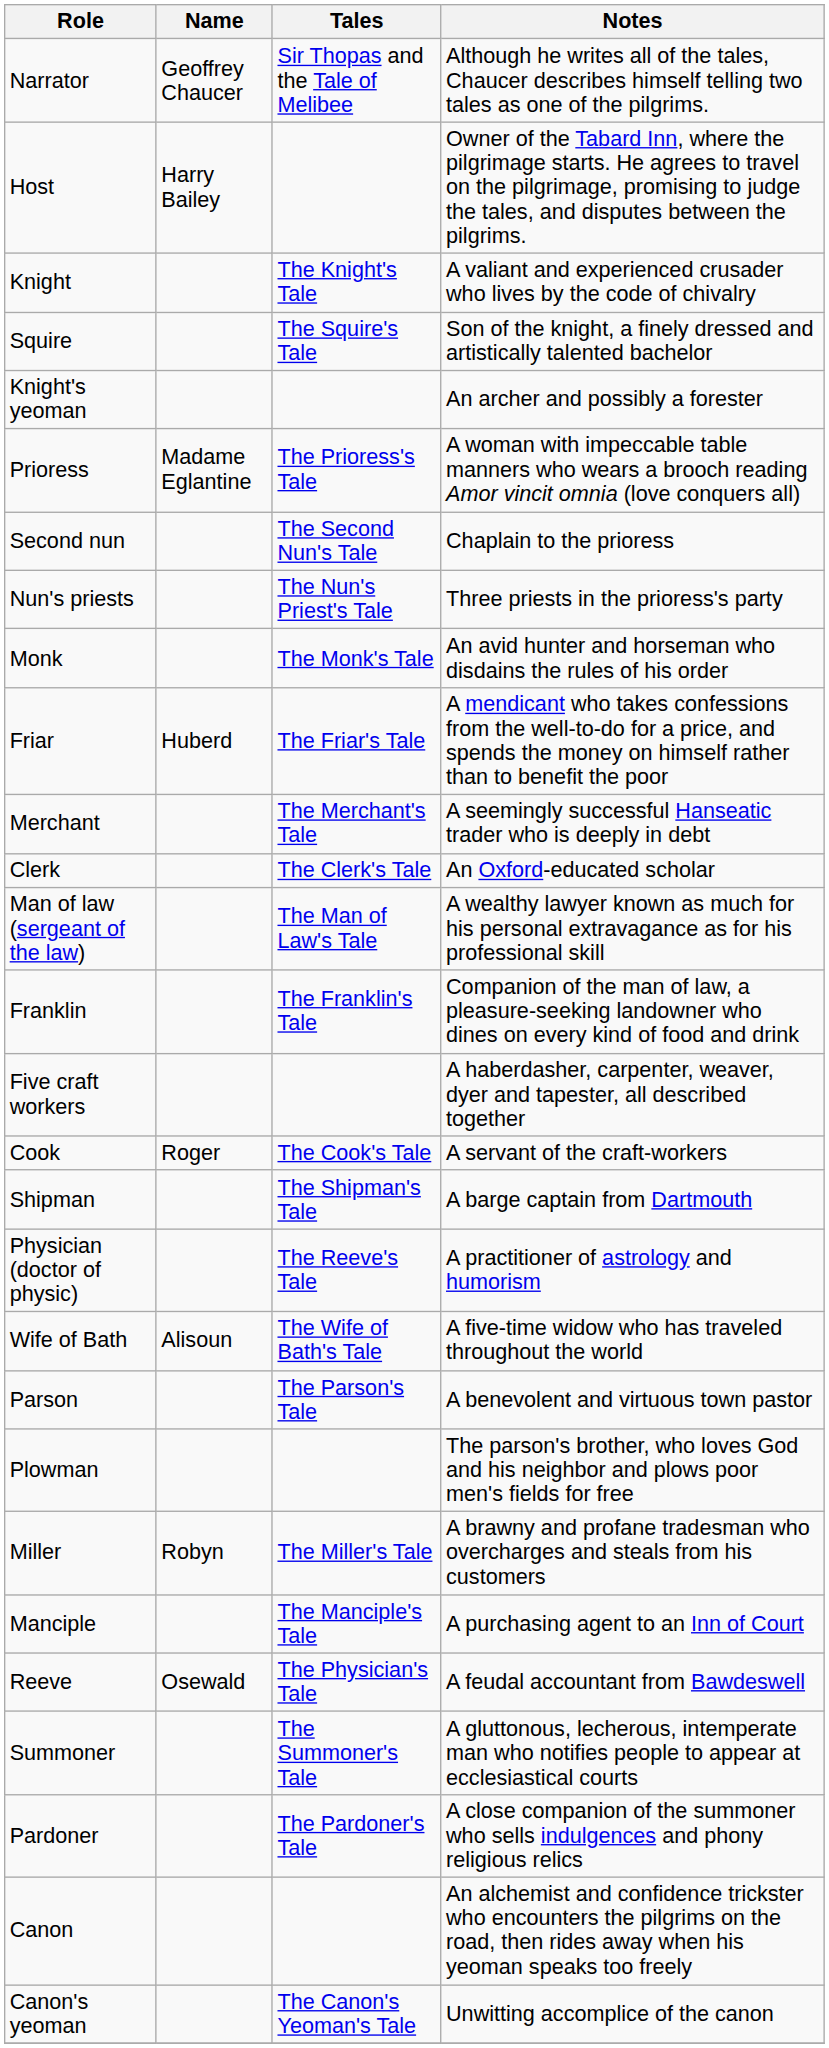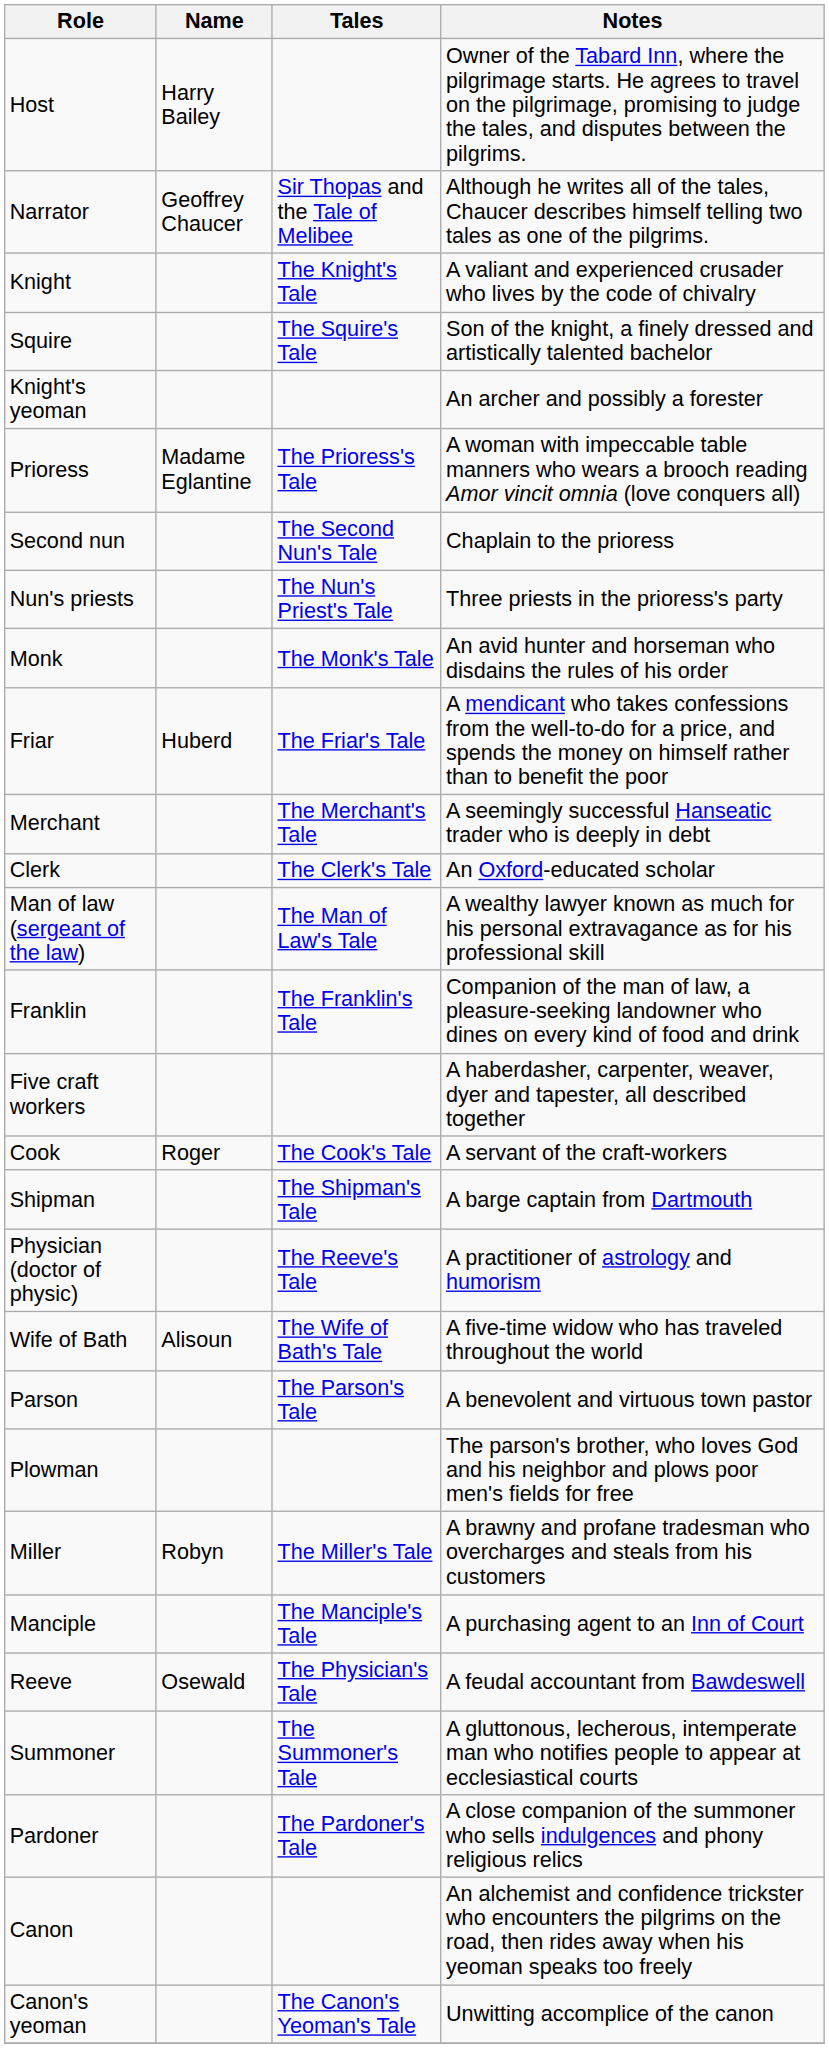rows swapped: (49, 80) <-> (32, 187)
